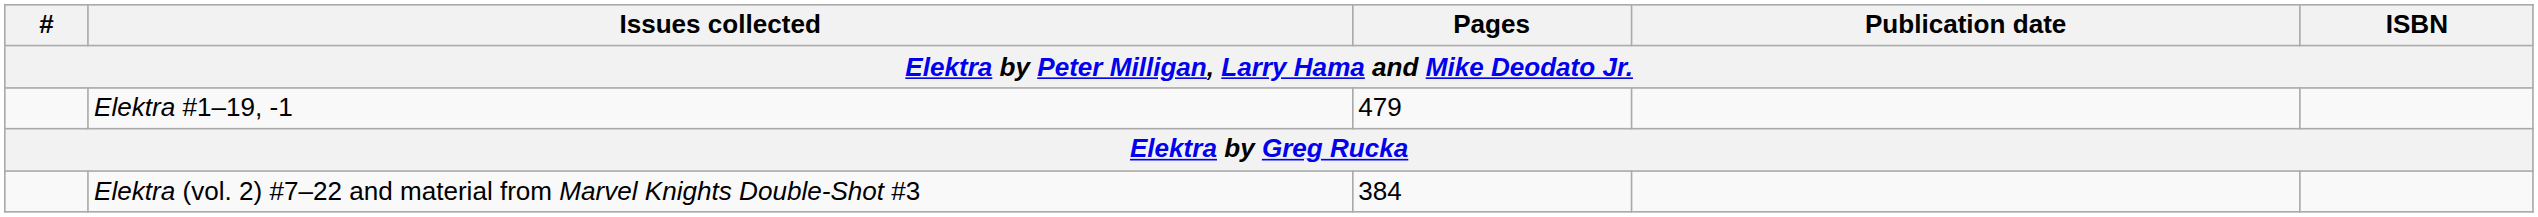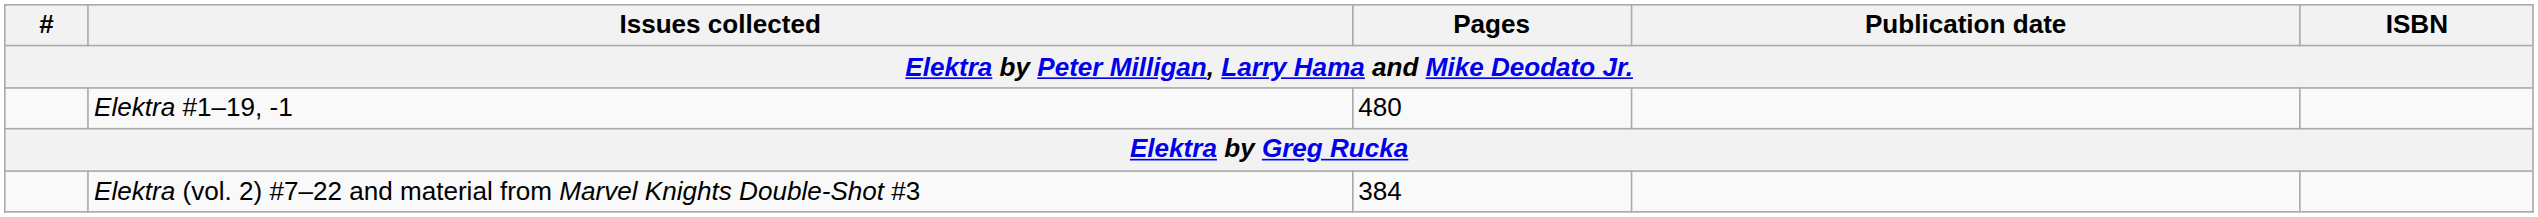(1380, 107) 479 -> (1380, 107) 480
